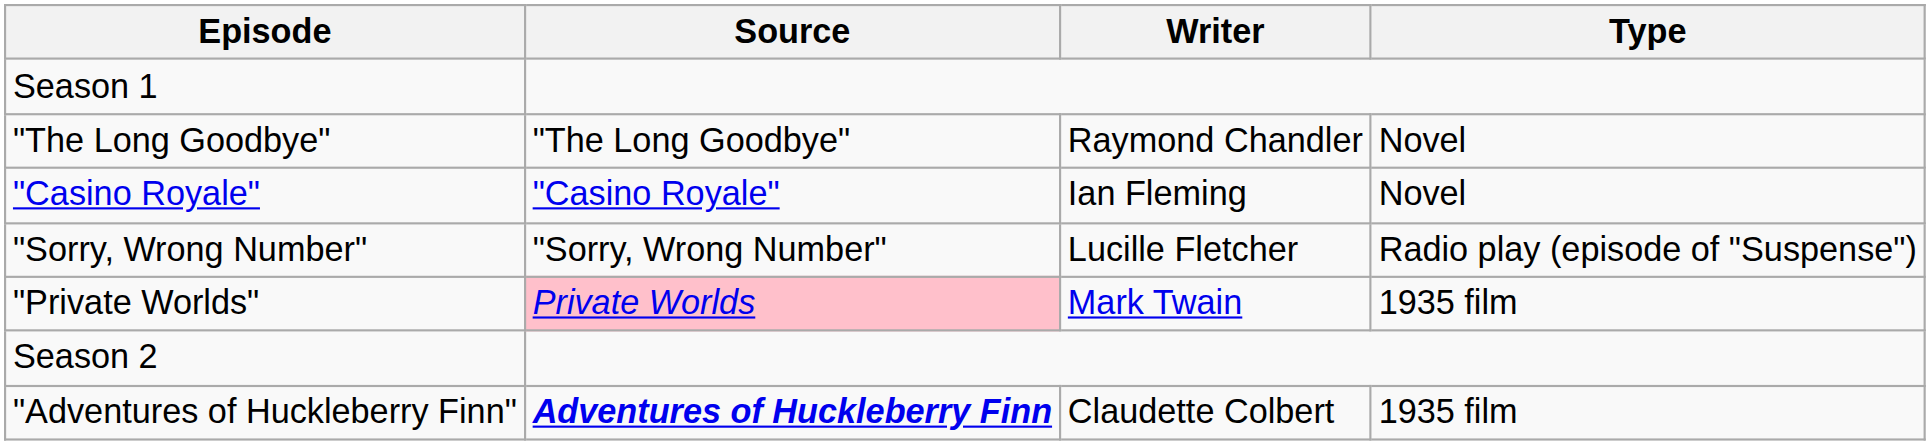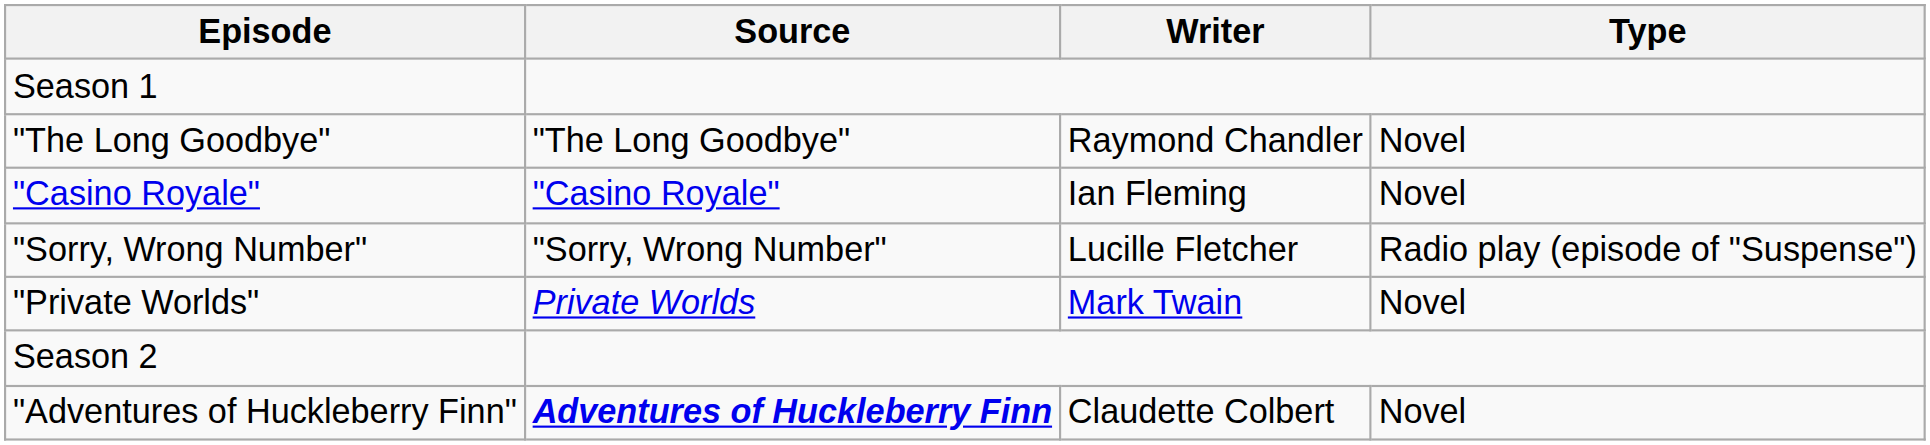(644, 303) pink background -> (644, 303) no background
(1448, 303) 1935 film -> (1422, 303) Novel
(1448, 411) 1935 film -> (1422, 411) Novel
